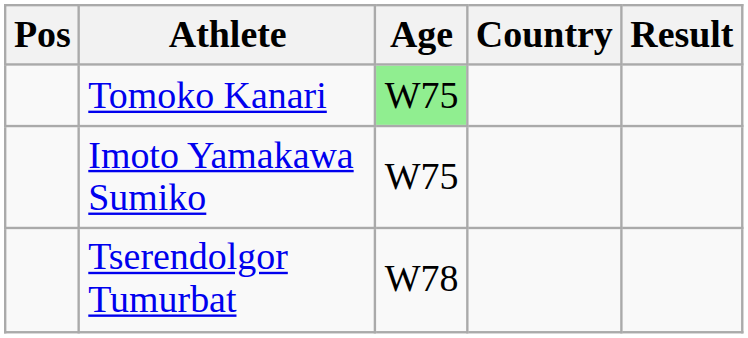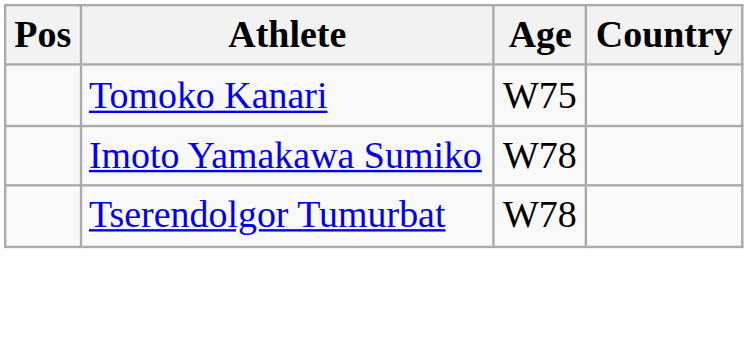- column: (682, 34)
(422, 94) lightgreen background -> (540, 94) no background
(422, 176) W75 -> (540, 154) W78
